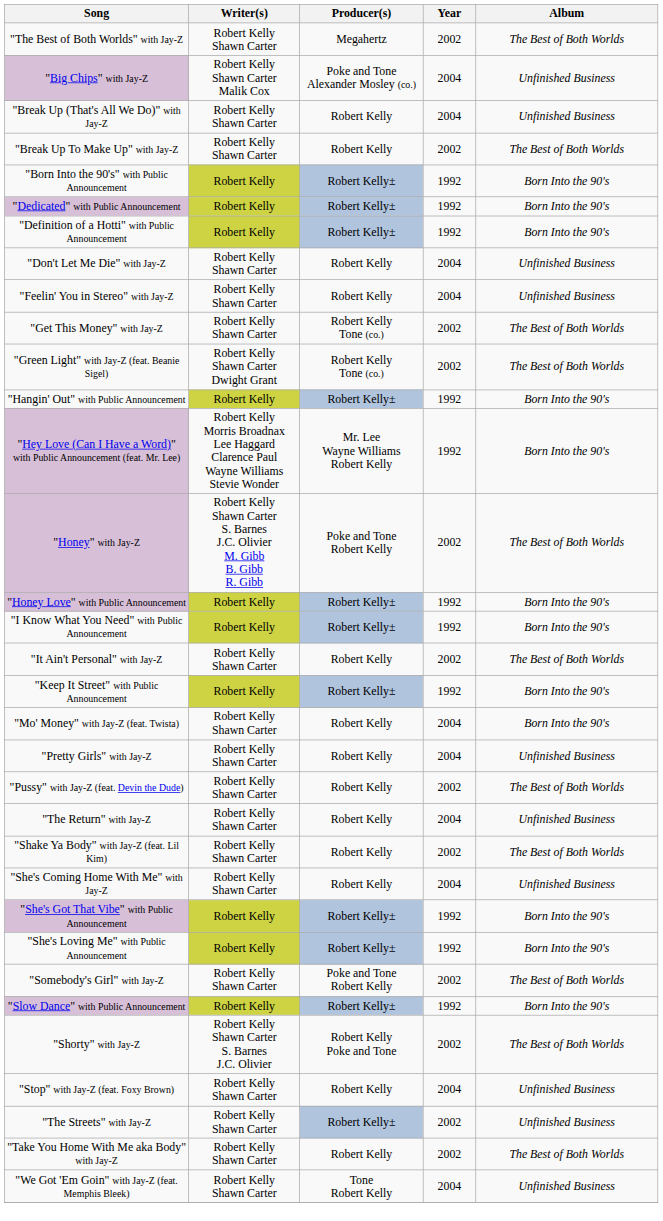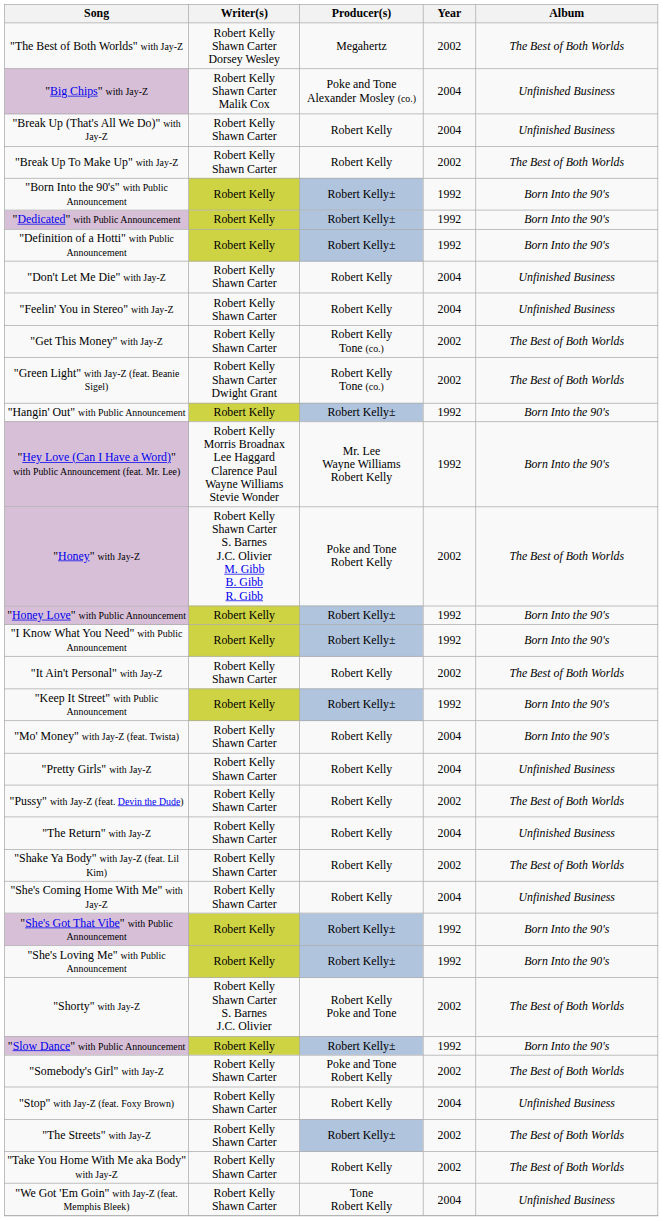(244, 39) Robert Kelly Shawn Carter -> (244, 45) Robert Kelly Shawn Carter Dorsey Wesley
rows swapped: (97, 1044) <-> (97, 980)
(567, 1122) Unfinished Business -> (567, 1135) The Best of Both Worlds
